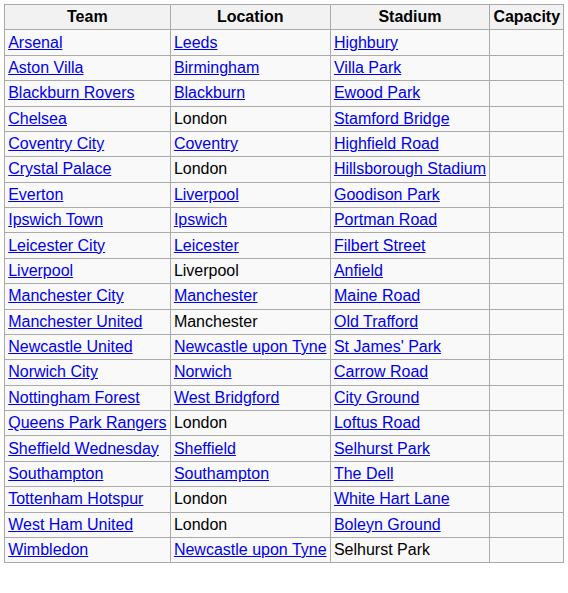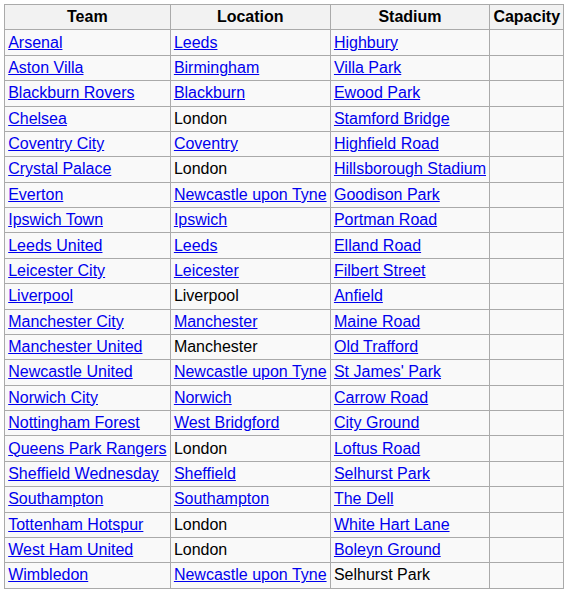(206, 194) Liverpool -> (250, 194) Newcastle upon Tyne
+ row: (55, 245)
